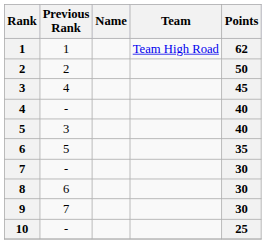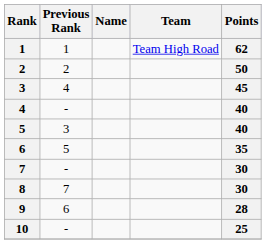(66, 189) 6 -> (66, 189) 7
(66, 209) 7 -> (66, 209) 6
(242, 209) 30 -> (242, 209) 28
